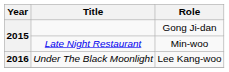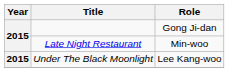(18, 59) 2016 -> (18, 59) 2015
